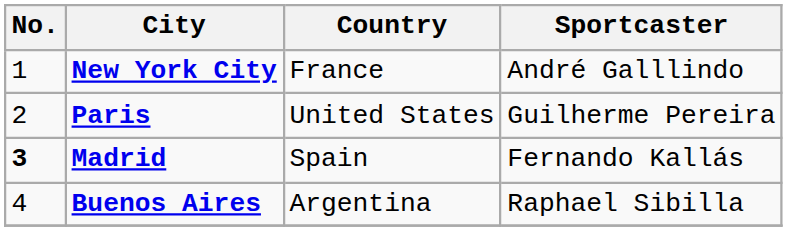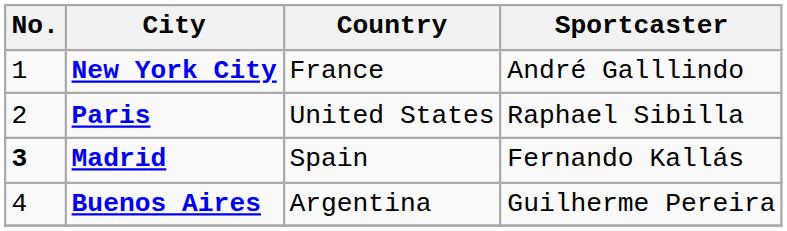(642, 115) Guilherme Pereira -> (626, 115) Raphael Sibilla
(626, 204) Raphael Sibilla -> (642, 204) Guilherme Pereira
